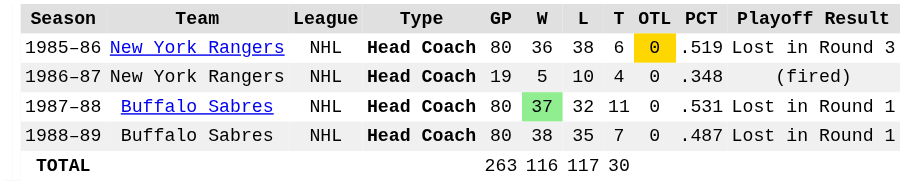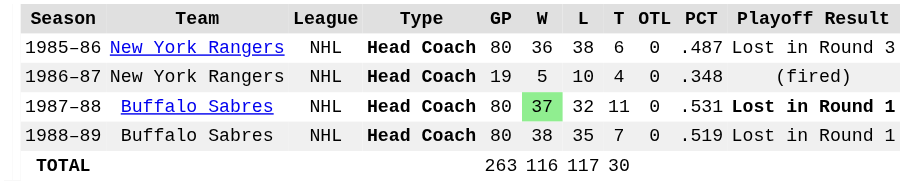(655, 48) gold background -> (655, 48) no background
(701, 48) .519 -> (701, 48) .487
(814, 107) normal -> (814, 107) bold
(701, 136) .487 -> (701, 136) .519
